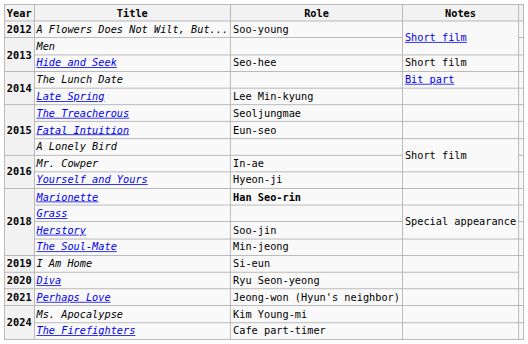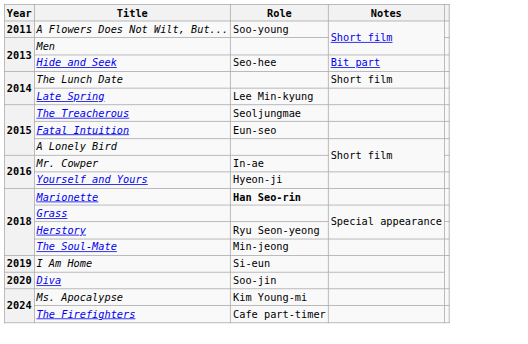(19, 30) 2012 -> (19, 30) 2011
(436, 63) Short film -> (355, 63) Bit part
(430, 80) Bit part -> (362, 80) Short film
(255, 230) Soo-jin -> (276, 230) Ryu Seon-yeong
(276, 281) Ryu Seon-yeong -> (255, 281) Soo-jin
- row: (74, 297)
